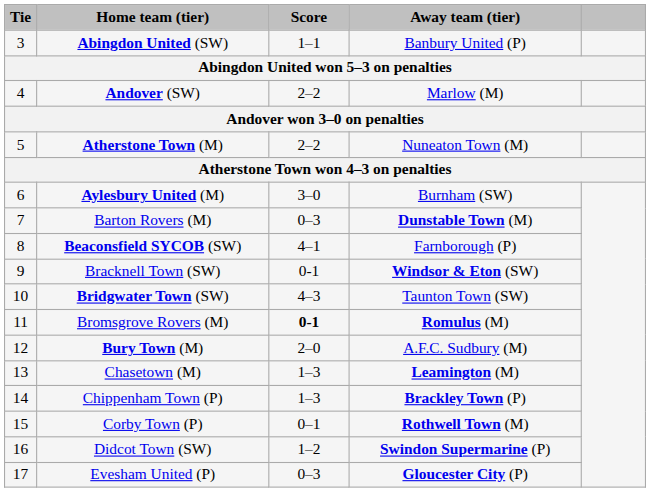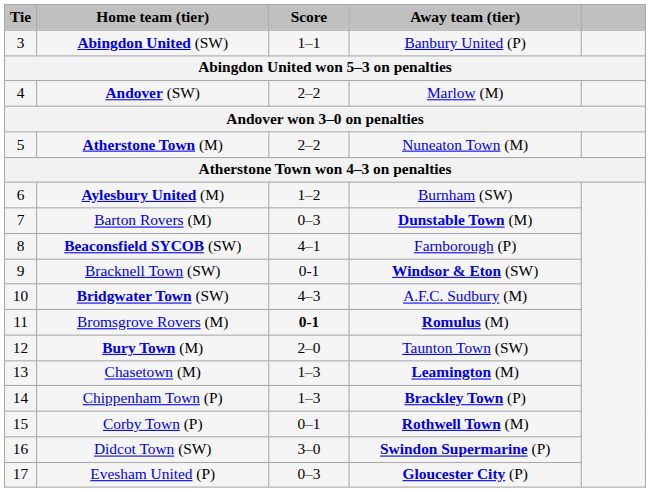(309, 195) 3–0 -> (309, 195) 1–2
(465, 297) Taunton Town (SW) -> (465, 297) A.F.C. Sudbury (M)
(465, 347) A.F.C. Sudbury (M) -> (465, 347) Taunton Town (SW)
(309, 449) 1–2 -> (309, 449) 3–0
